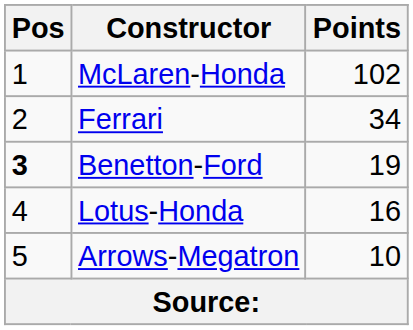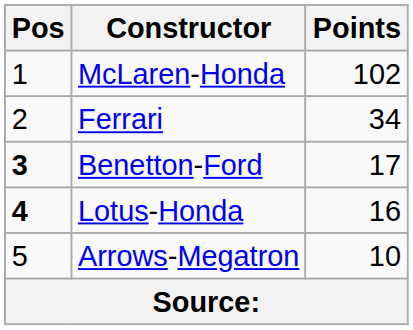(385, 165) 19 -> (385, 165) 17
(20, 211) normal -> (20, 211) bold
